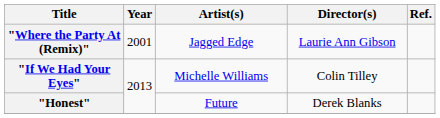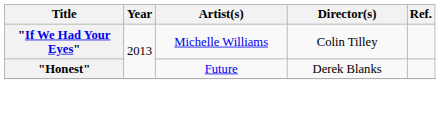- row: (64, 41)
